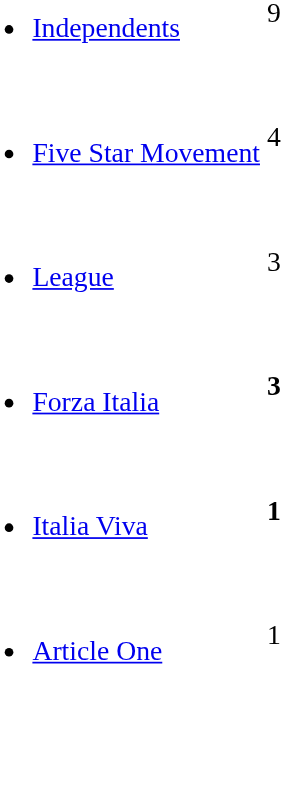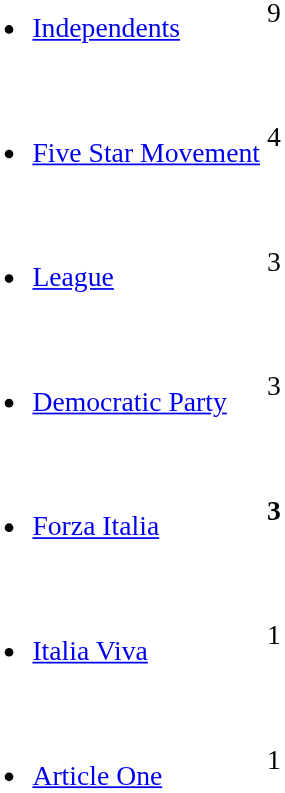+ row: (112, 402)
(274, 511) bold -> (274, 636) normal
